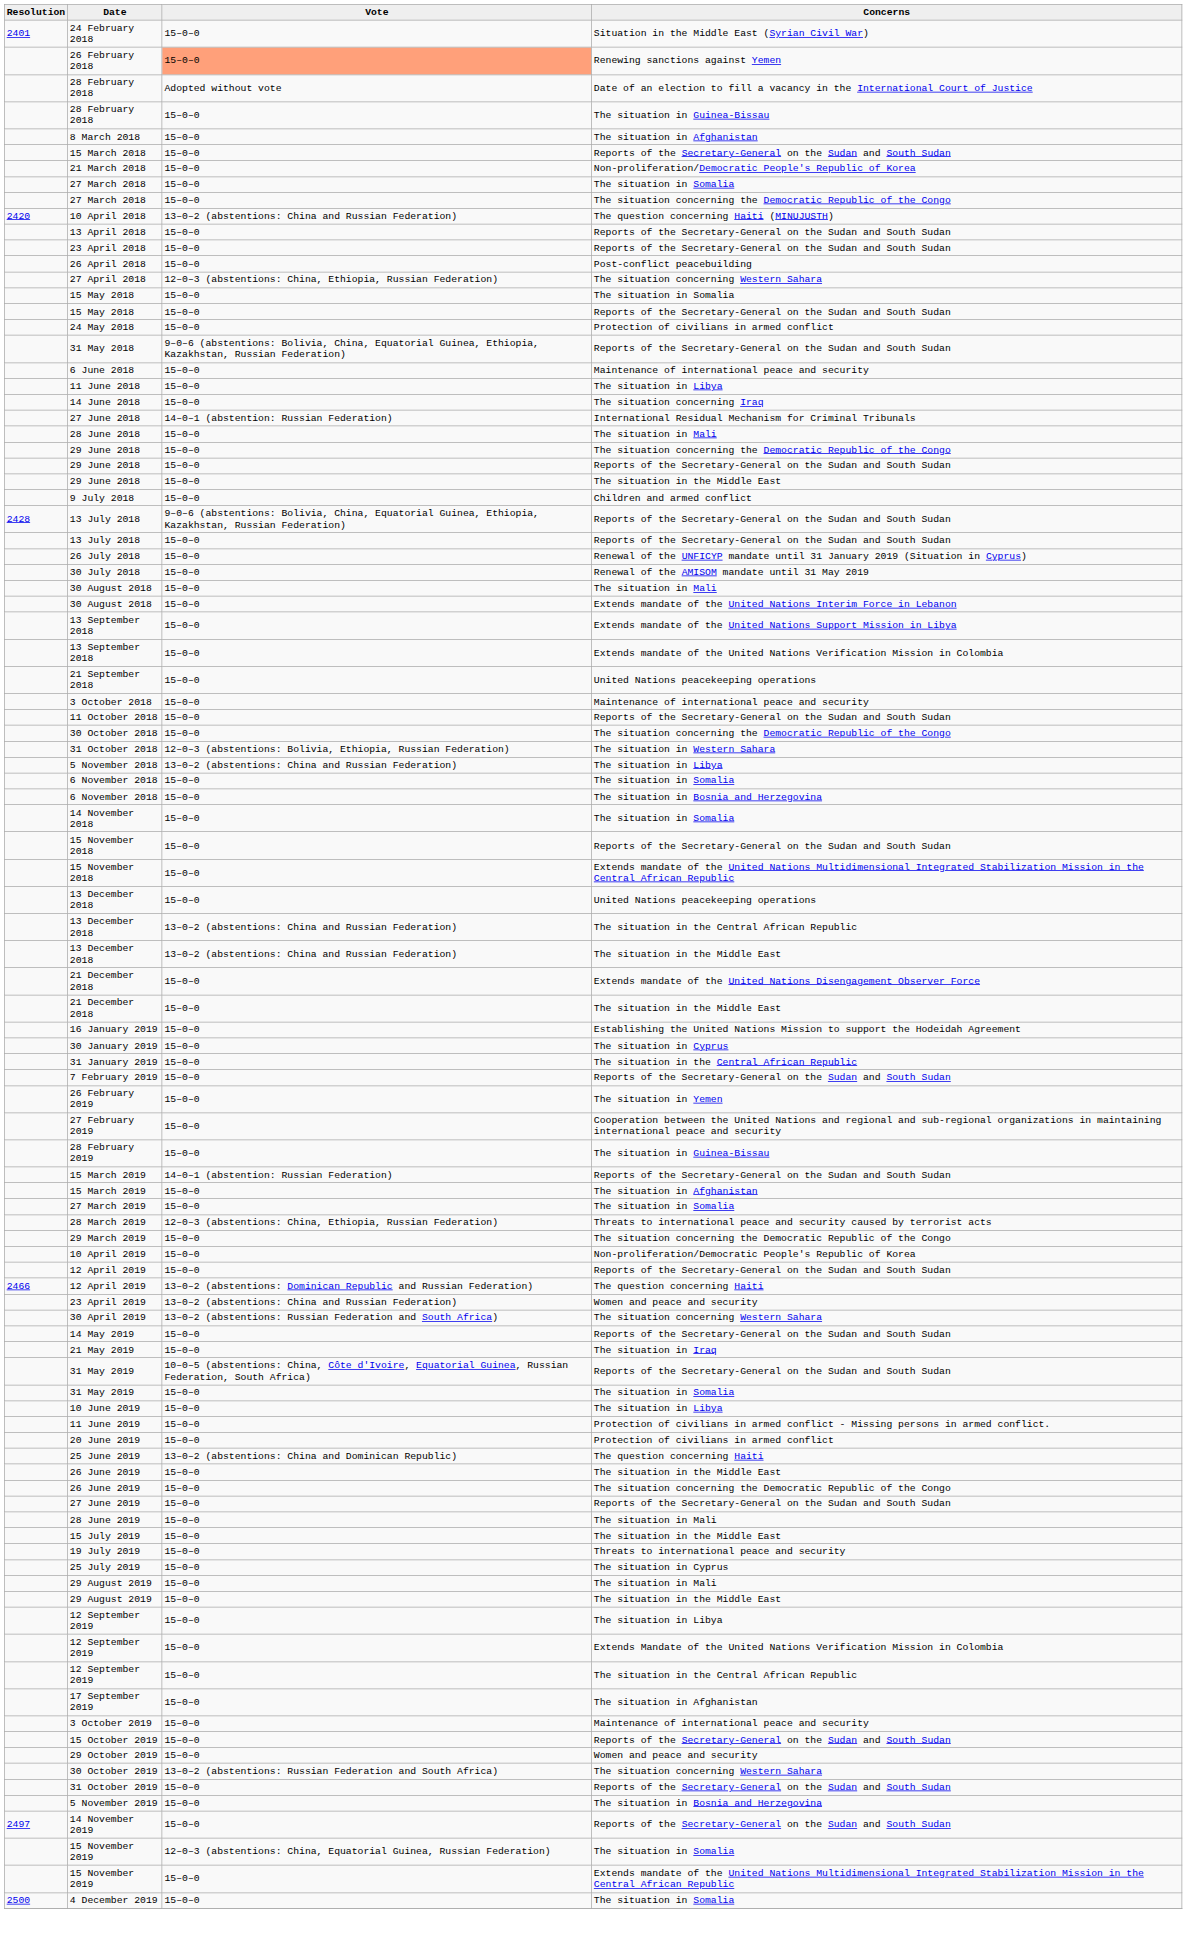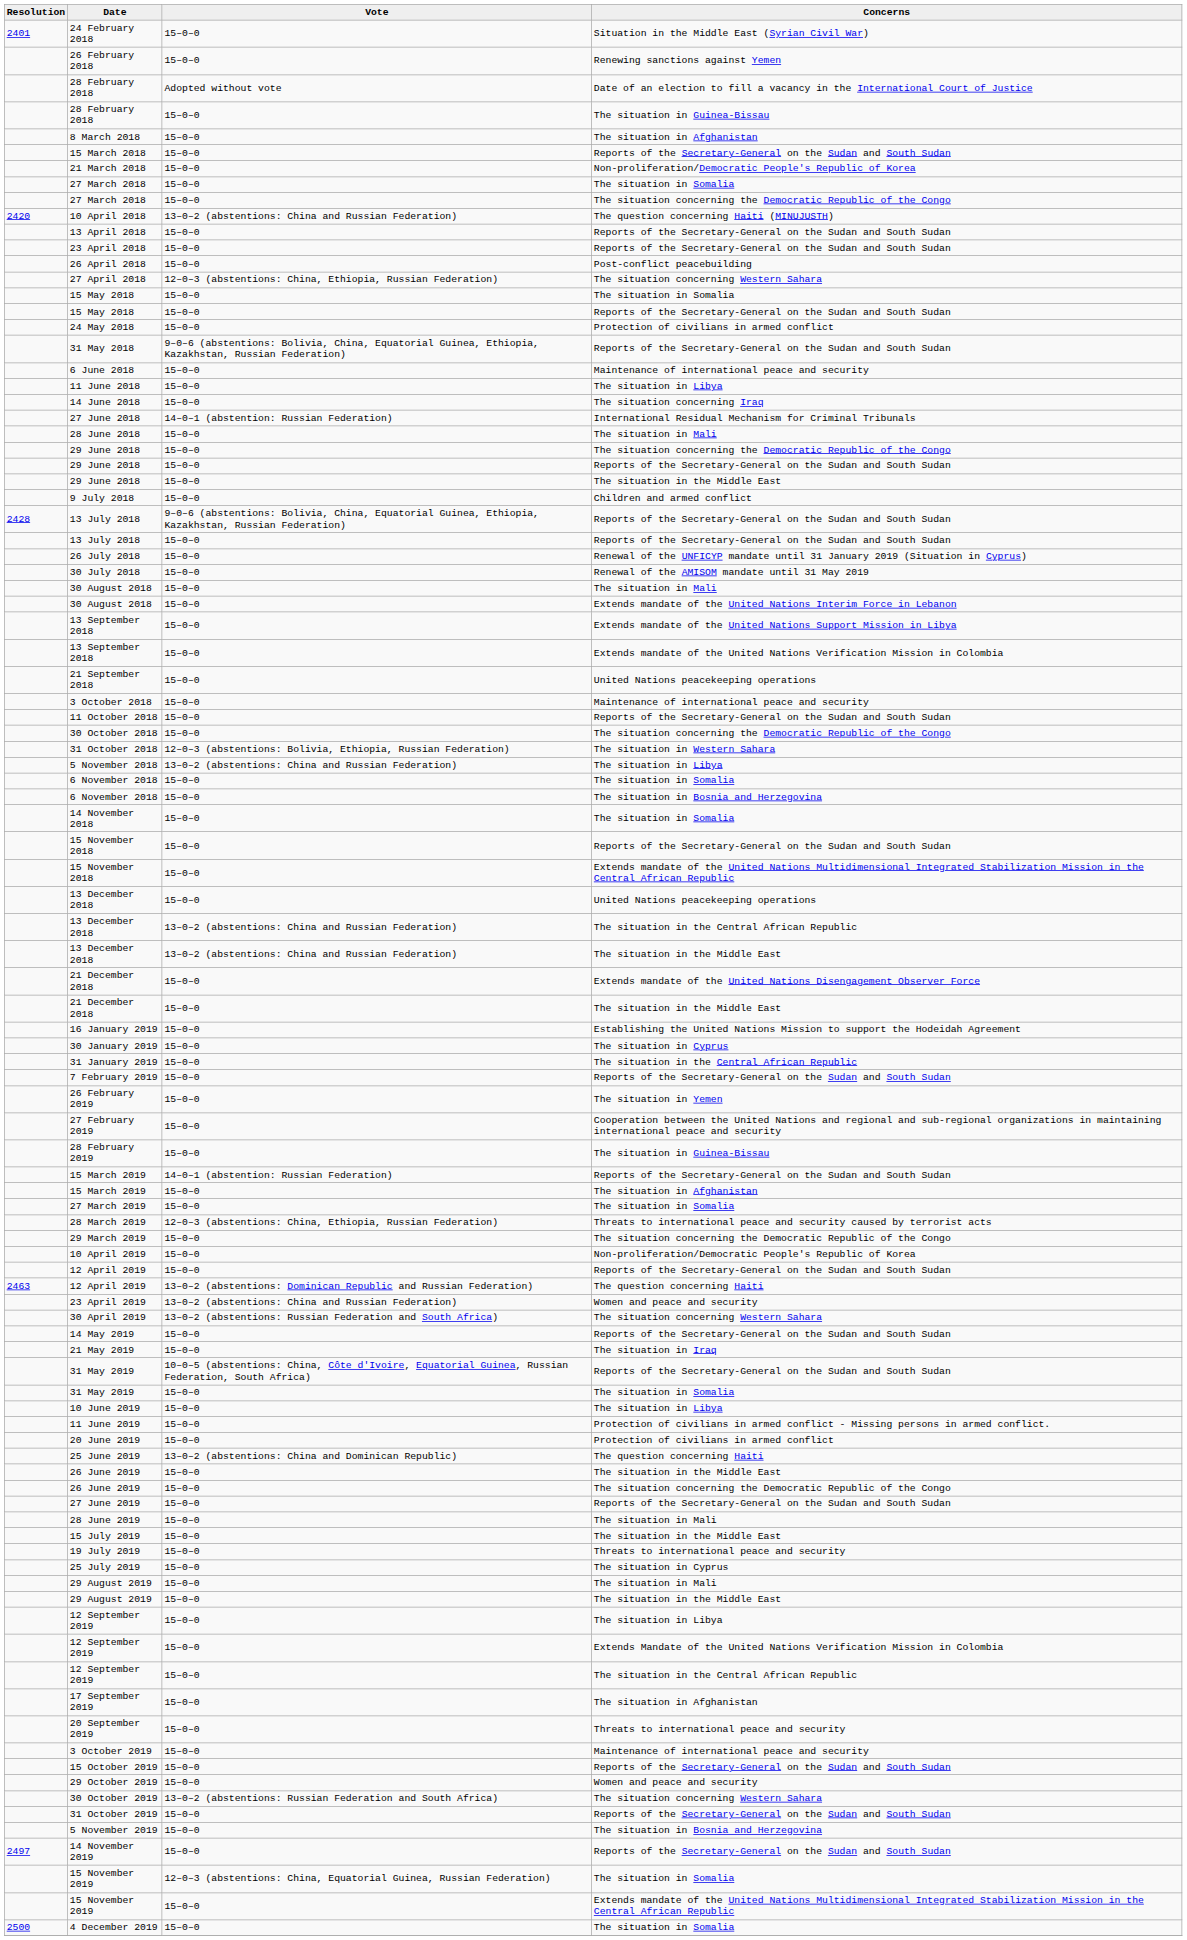(182, 61) lightsalmon background -> (182, 61) no background
(18, 1286) 2466 -> (18, 1286) 2463
+ row: (105, 1729)
